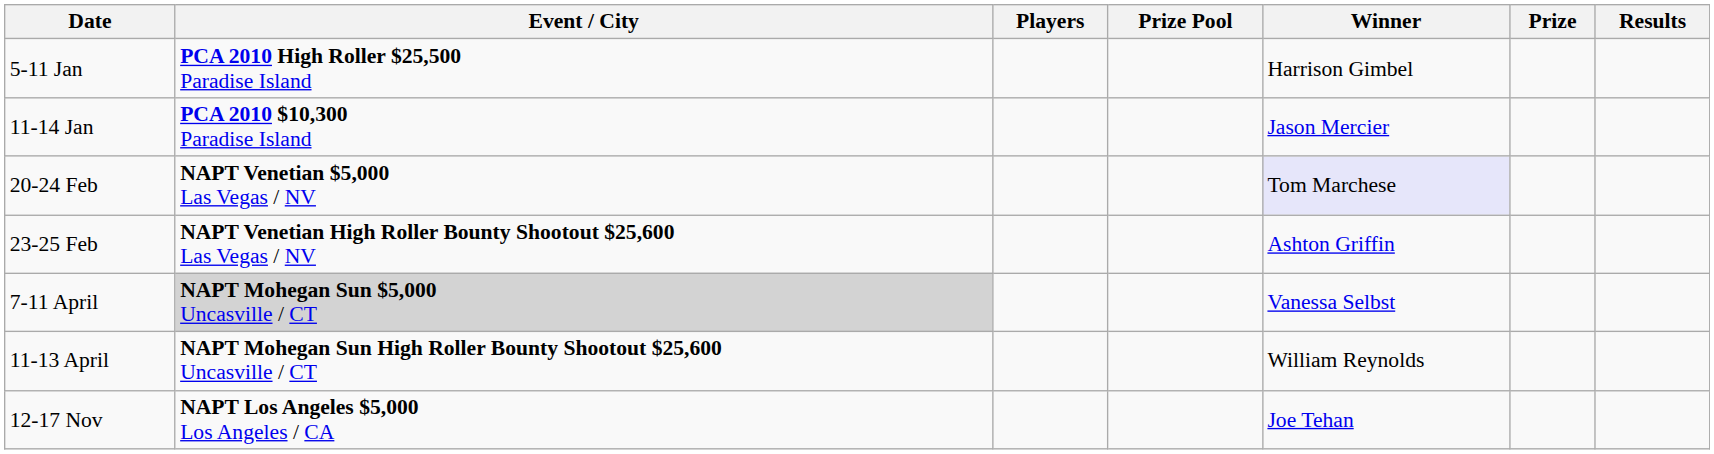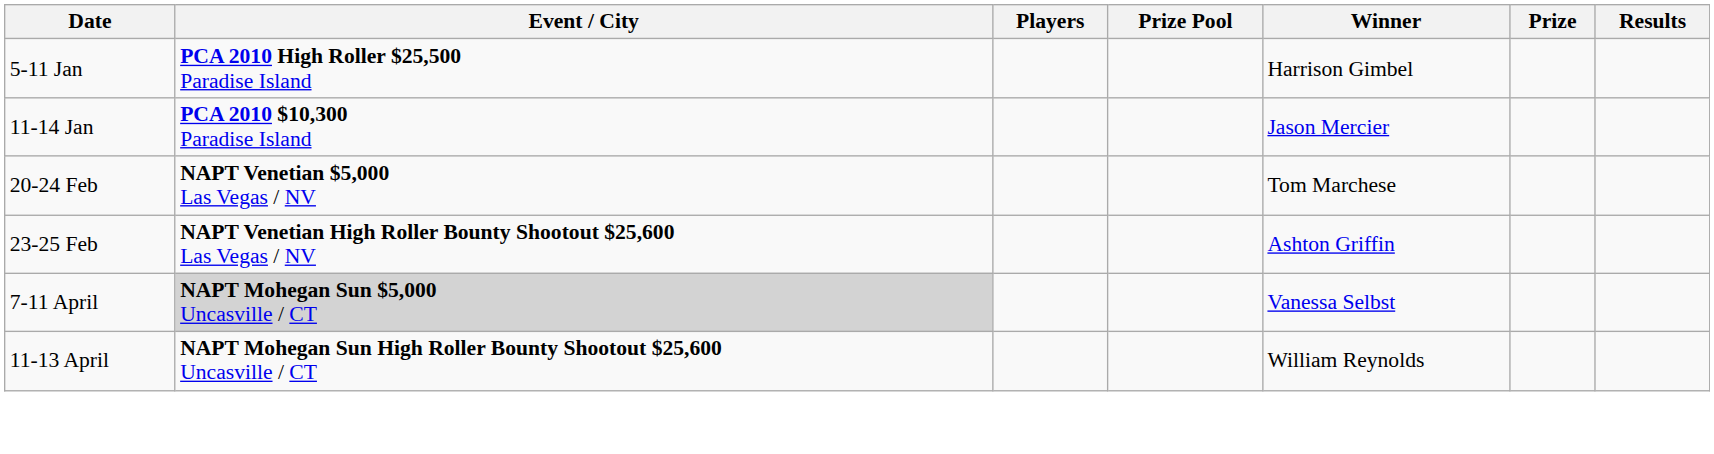(1332, 185) lavender background -> (1332, 185) no background
- row: (56, 419)
